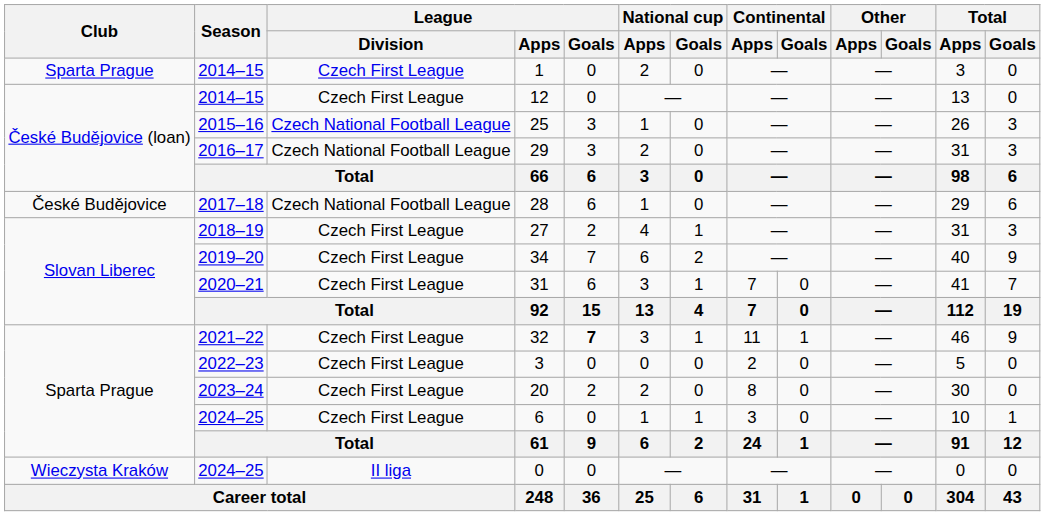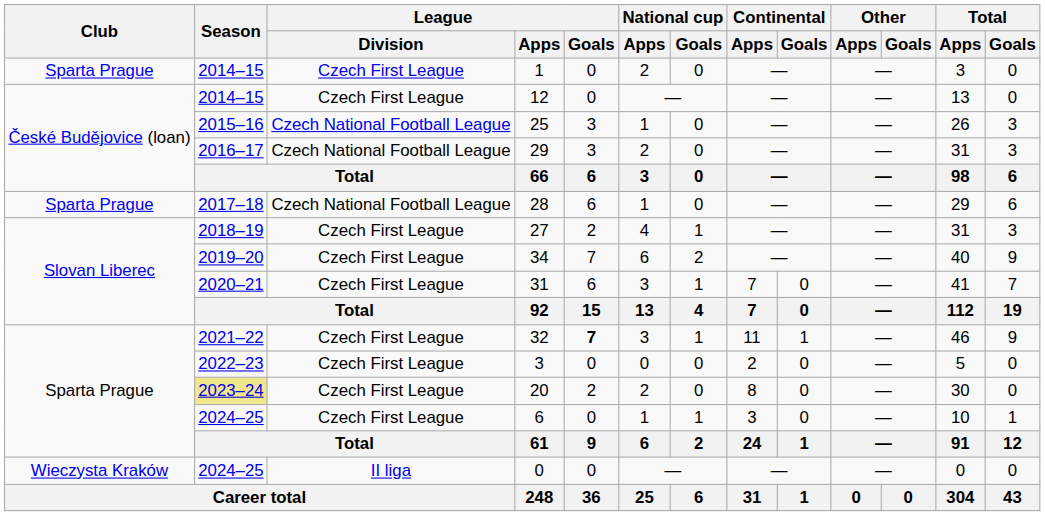(99, 204) České Budějovice -> (99, 204) Sparta Prague
(231, 390) no background -> (231, 390) khaki background
